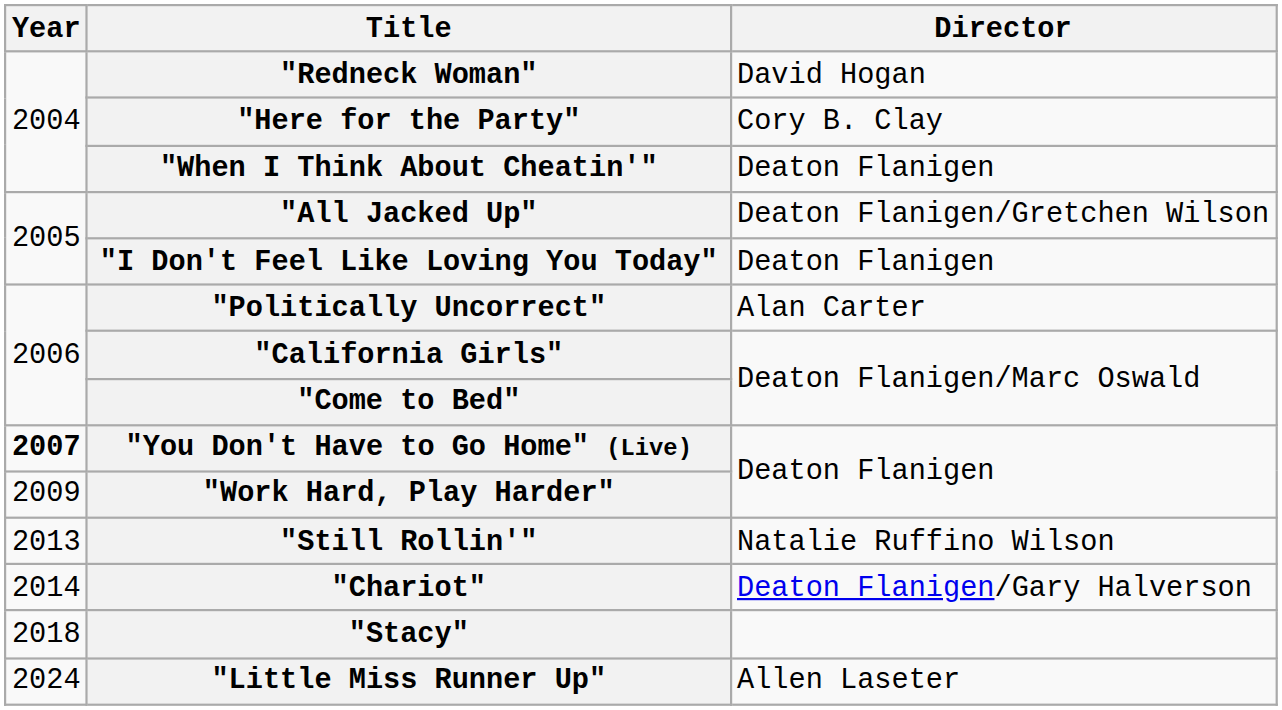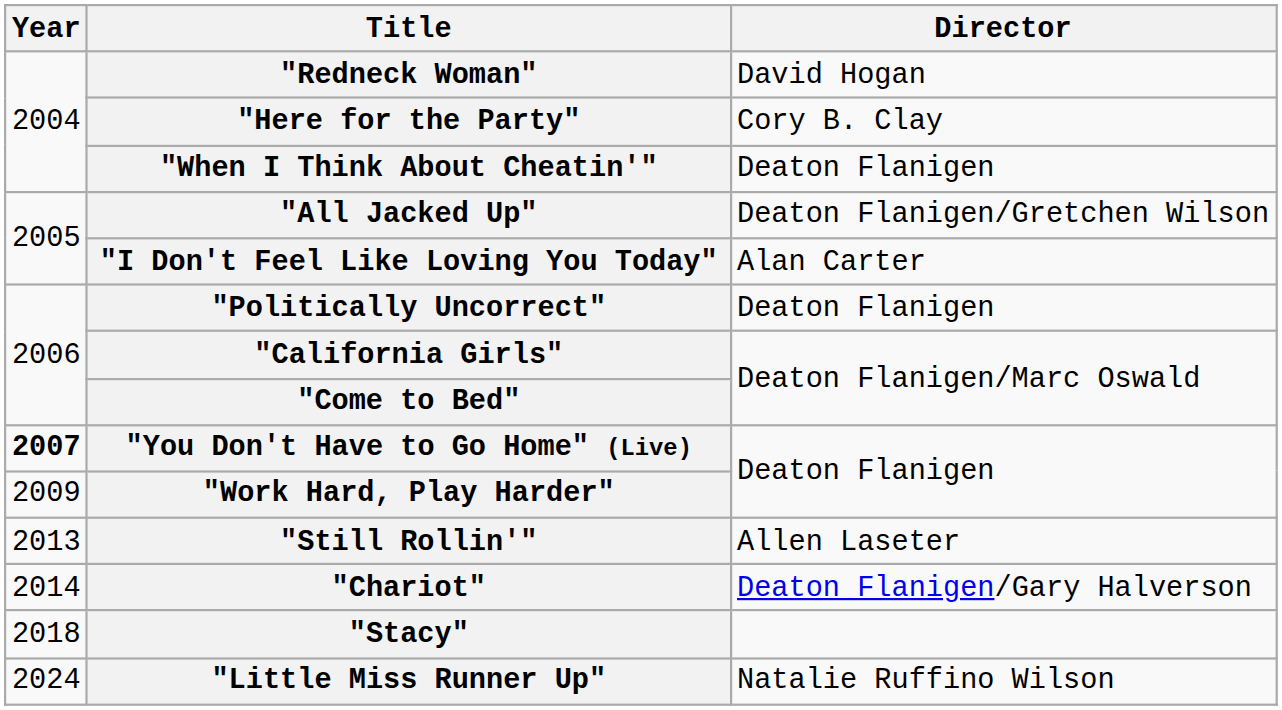(866, 261) Deaton Flanigen -> (831, 261) Alan Carter
(831, 308) Alan Carter -> (866, 308) Deaton Flanigen
(926, 541) Natalie Ruffino Wilson -> (849, 541) Allen Laseter
(849, 681) Allen Laseter -> (926, 681) Natalie Ruffino Wilson
